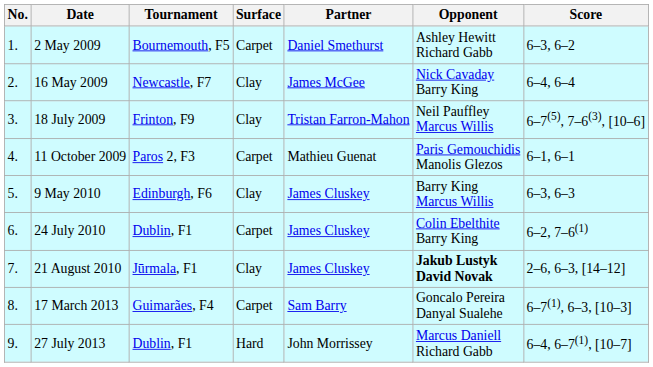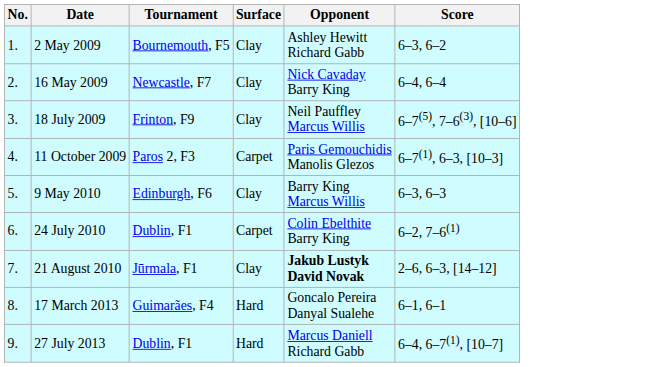- column: (348, 15)
(254, 44) Carpet -> (249, 44) Clay
(551, 156) 6–1, 6–1 -> (451, 156) 6–7(1), 6–3, [10–3]
(254, 306) Carpet -> (250, 306) Hard
(579, 306) 6–7(1), 6–3, [10–3] -> (422, 306) 6–1, 6–1
